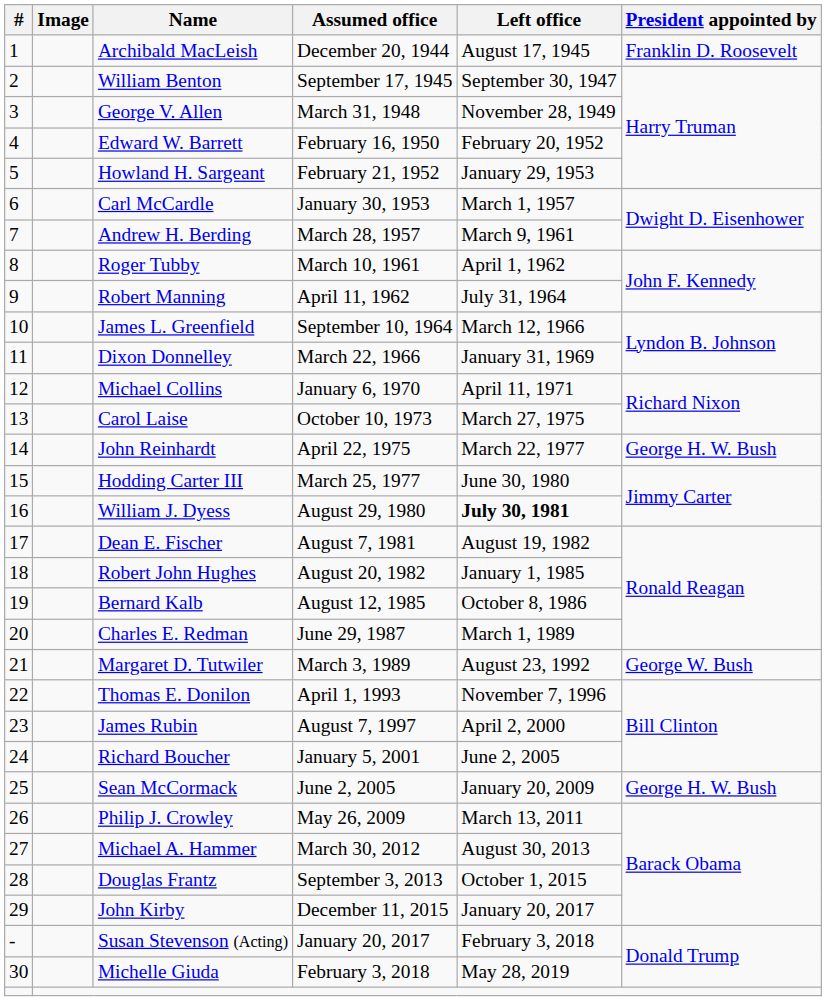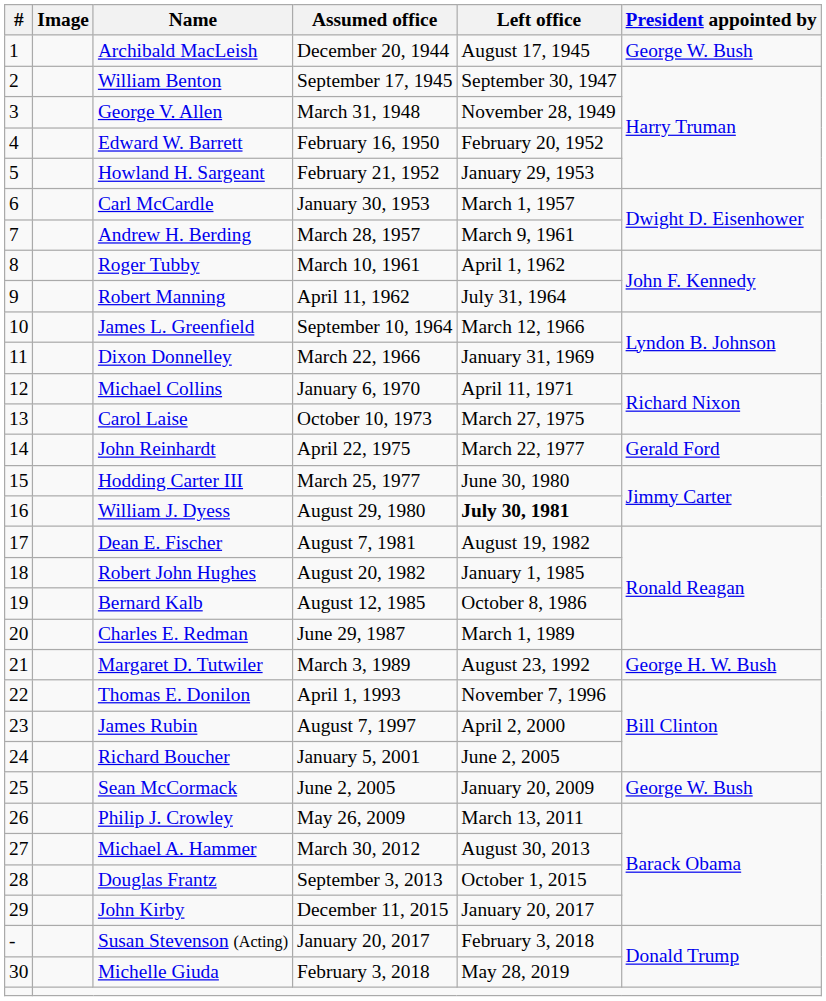(711, 50) Franklin D. Roosevelt -> (689, 50) George W. Bush
(701, 449) George H. W. Bush -> (673, 449) Gerald Ford
(689, 664) George W. Bush -> (701, 664) George H. W. Bush
(701, 787) George H. W. Bush -> (689, 787) George W. Bush
